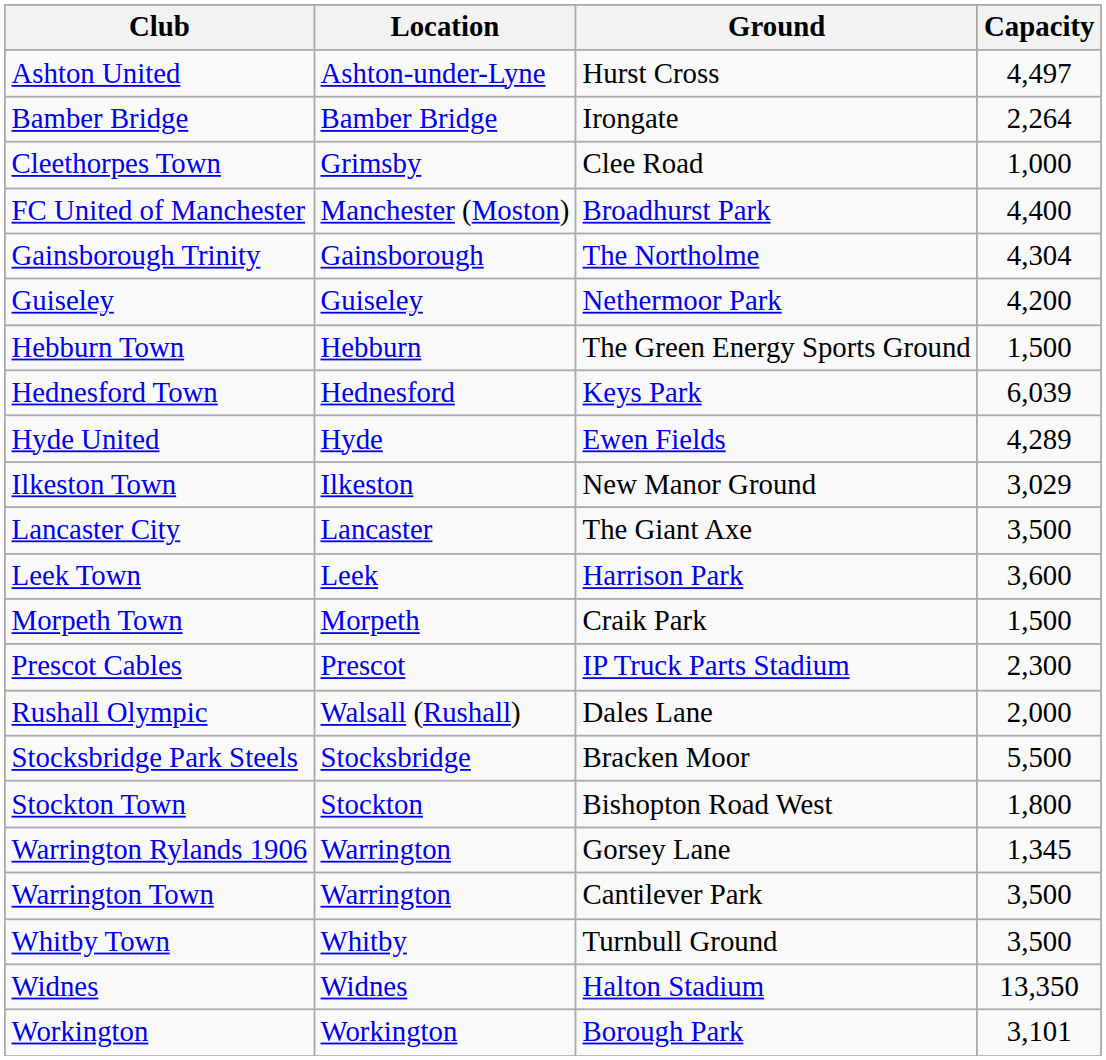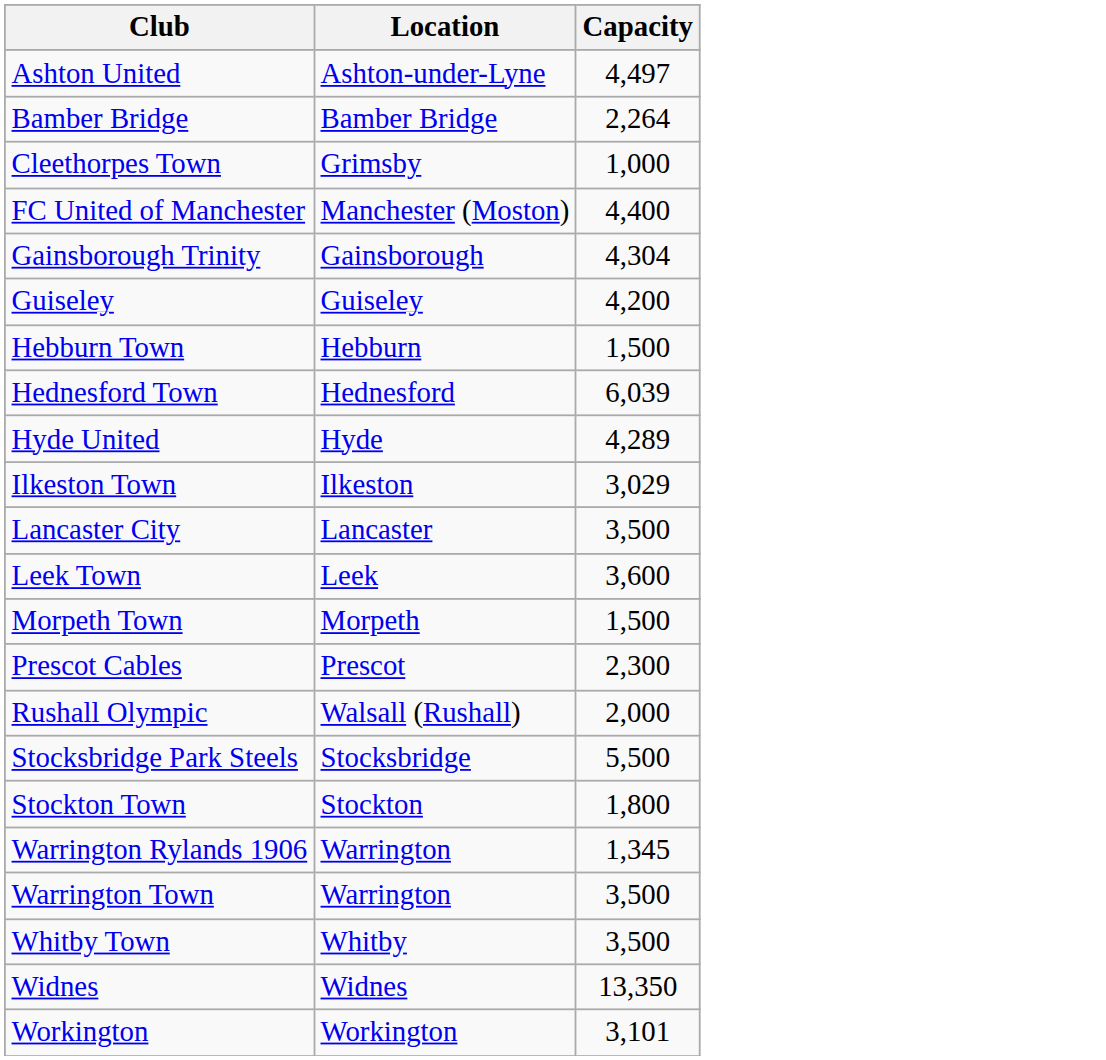- column: (777, 27)
